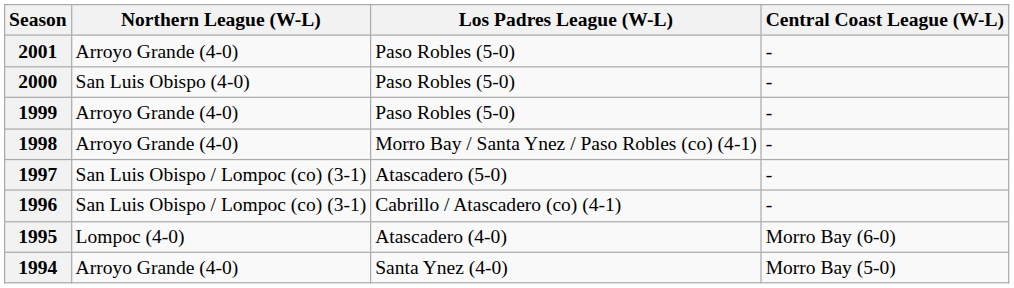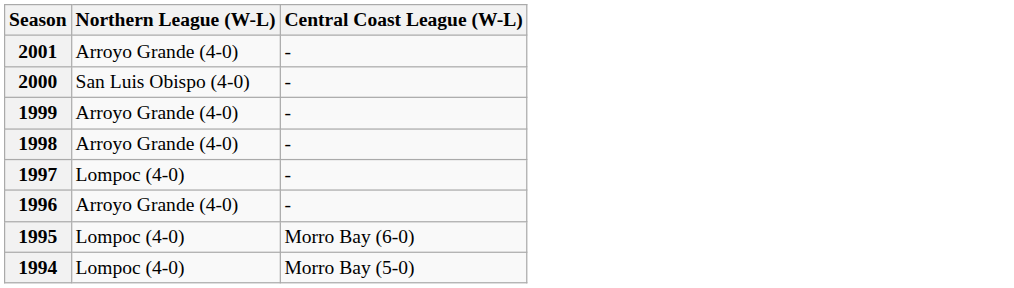- column: (566, 19)
(221, 174) San Luis Obispo / Lompoc (co) (3-1) -> (130, 174) Lompoc (4-0)
(221, 205) San Luis Obispo / Lompoc (co) (3-1) -> (157, 205) Arroyo Grande (4-0)
(157, 267) Arroyo Grande (4-0) -> (130, 267) Lompoc (4-0)
